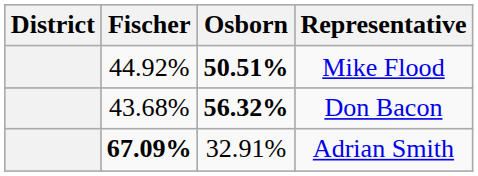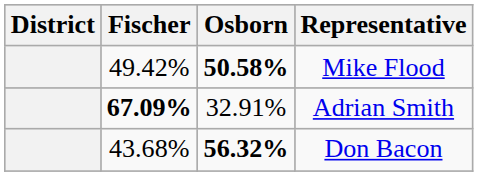(149, 66) 44.92% -> (149, 66) 49.42%
(246, 66) 50.51% -> (246, 66) 50.58%
rows swapped: (383, 107) <-> (383, 149)
